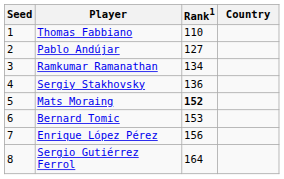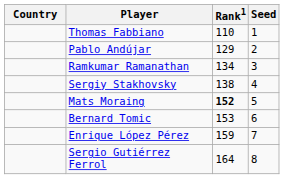columns swapped: (248, 14) <-> (20, 14)
(194, 50) 127 -> (225, 50) 129
(194, 84) 136 -> (225, 84) 138
(194, 136) 156 -> (225, 136) 159
